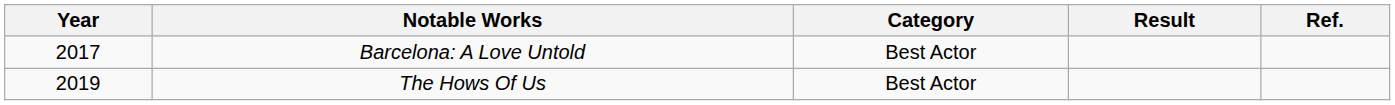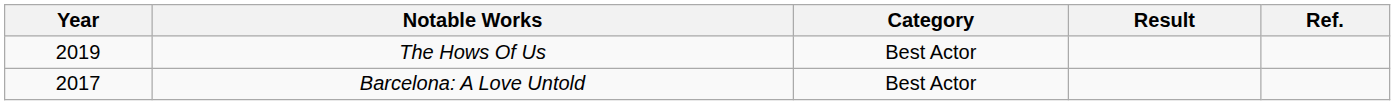rows swapped: (473, 52) <-> (473, 83)
